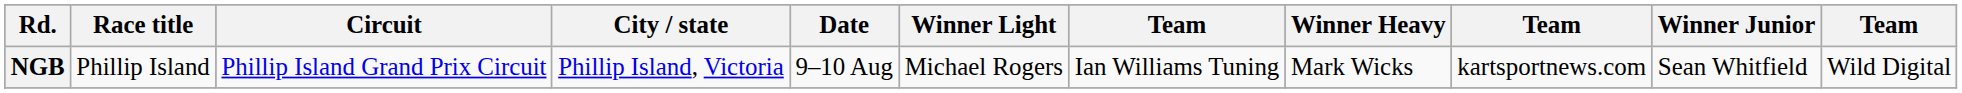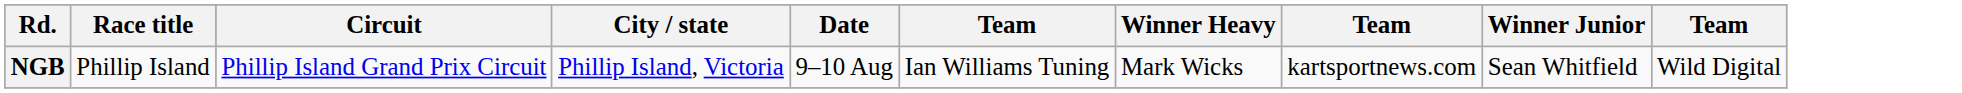- column: (984, 25)
